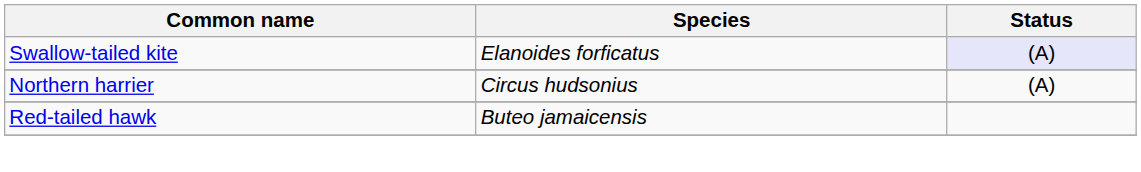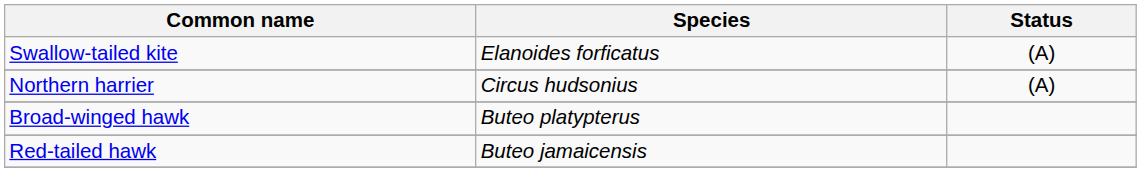(1042, 53) lavender background -> (1042, 53) no background
+ row: (99, 118)
